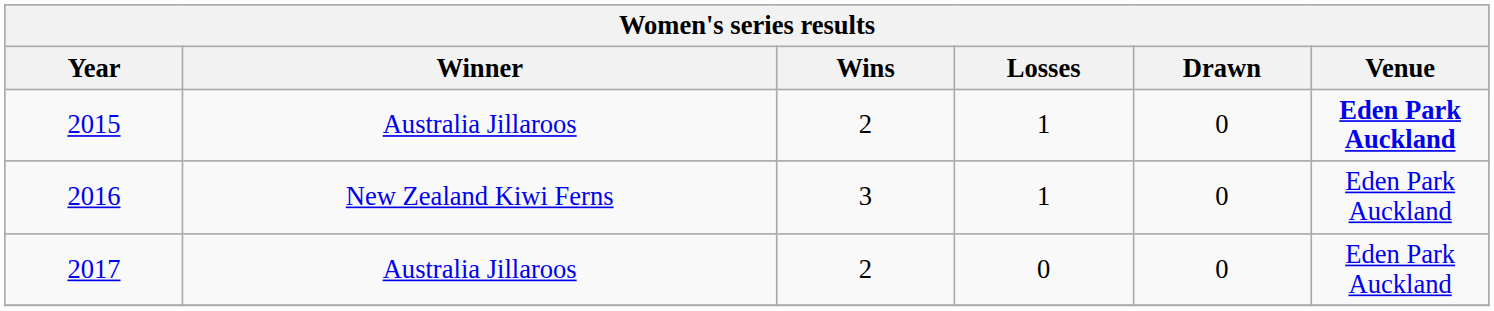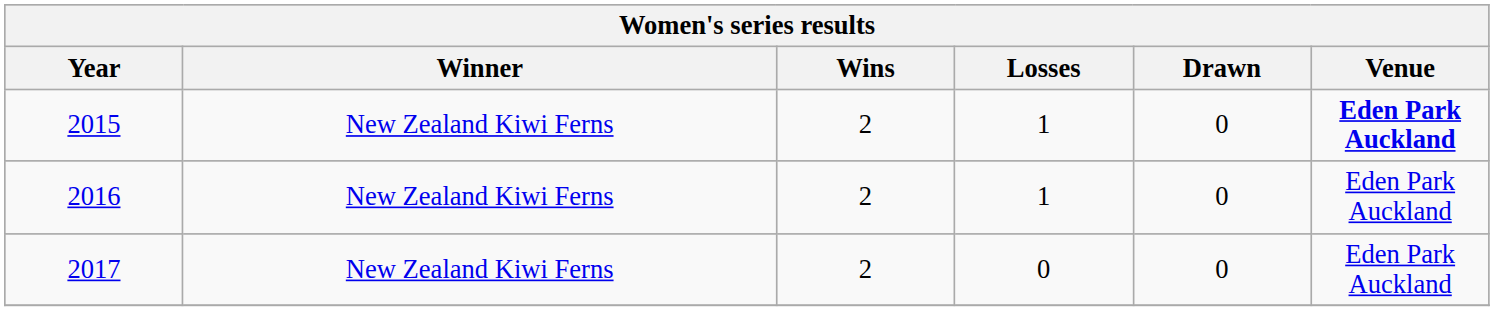(480, 124) Australia Jillaroos -> (480, 124) New Zealand Kiwi Ferns
(865, 196) 3 -> (865, 196) 2
(480, 268) Australia Jillaroos -> (480, 268) New Zealand Kiwi Ferns
